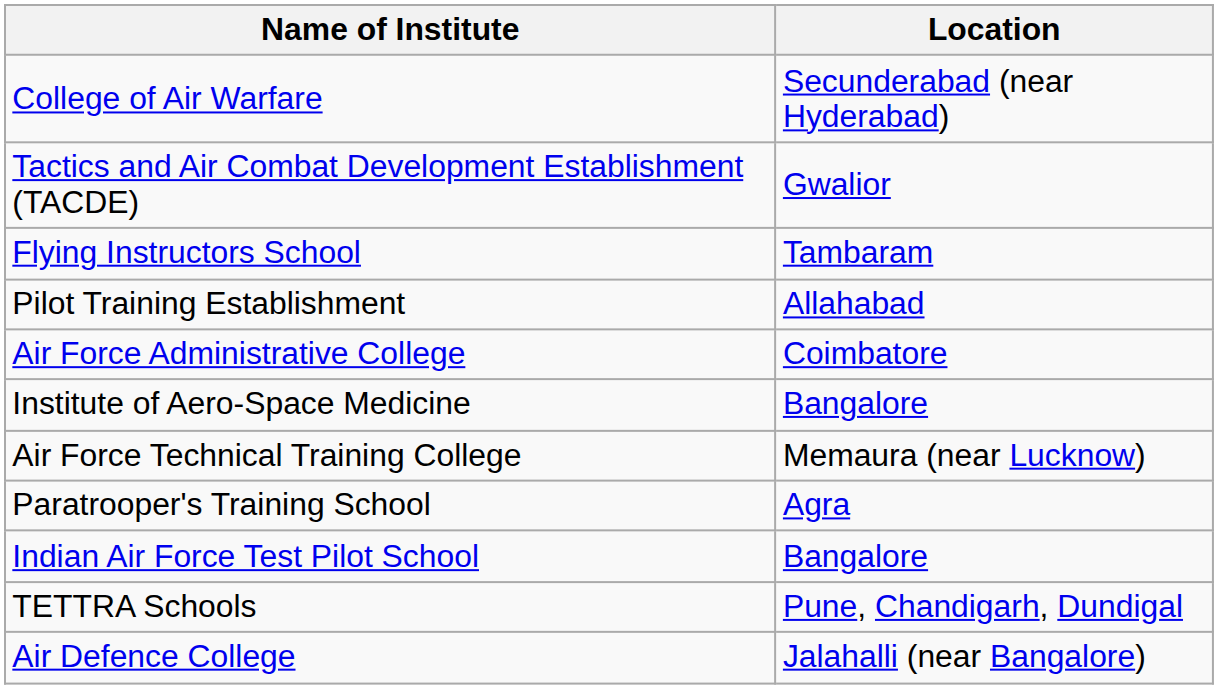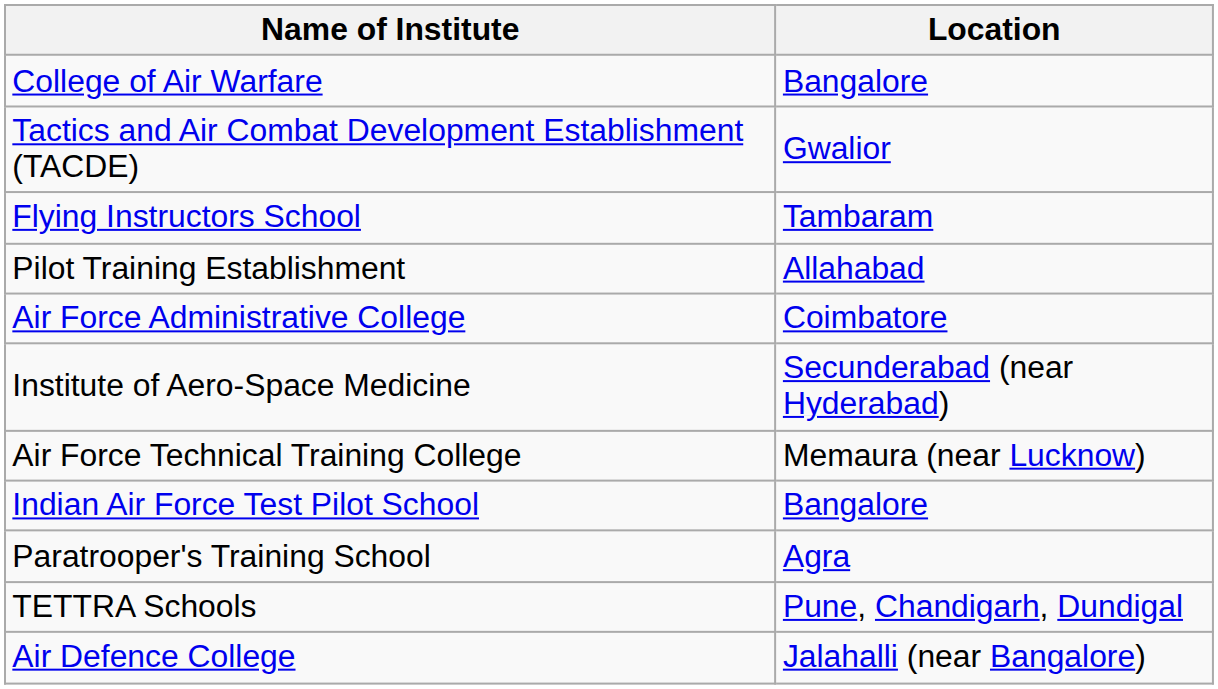(928, 98) Secunderabad (near Hyderabad) -> (855, 80) Bangalore
(855, 404) Bangalore -> (928, 386) Secunderabad (near Hyderabad)
rows swapped: (222, 505) <-> (246, 555)
